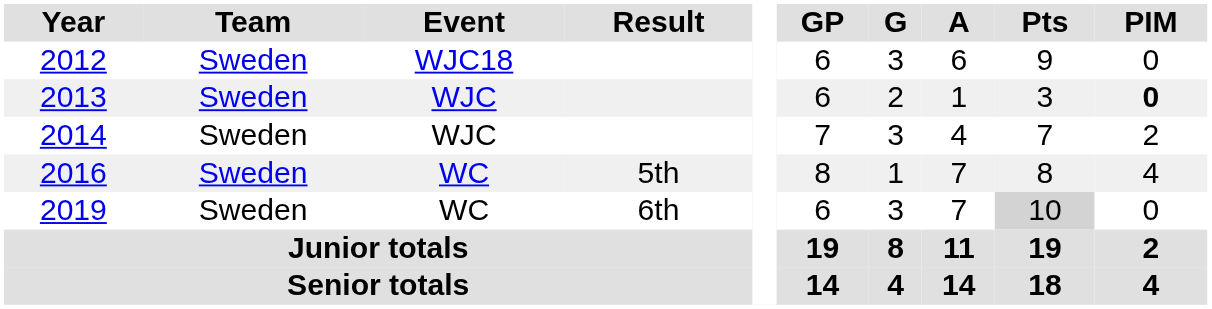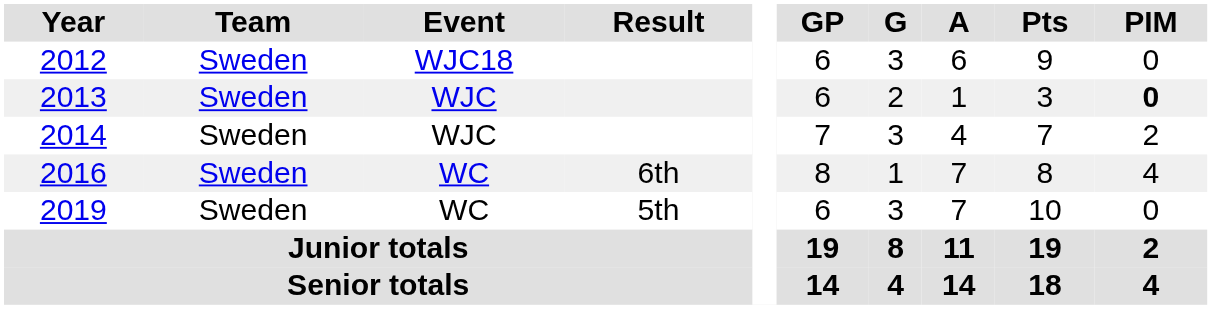(658, 172) 5th -> (658, 172) 6th
(658, 210) 6th -> (658, 210) 5th
(1045, 210) lightgrey background -> (1045, 210) no background
